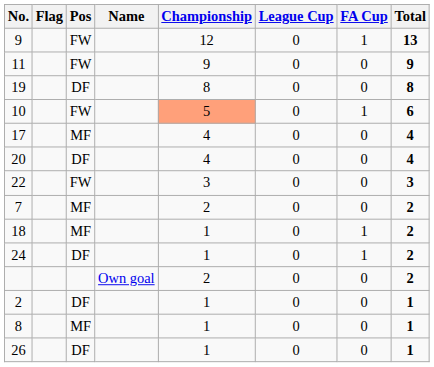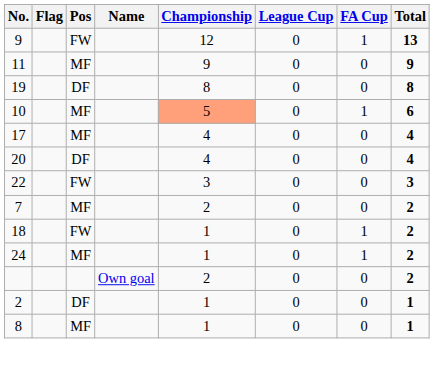(81, 64) FW -> (81, 64) MF
(81, 111) FW -> (81, 111) MF
(81, 230) MF -> (81, 230) FW
(81, 254) DF -> (81, 254) MF
- row: (18, 349)
